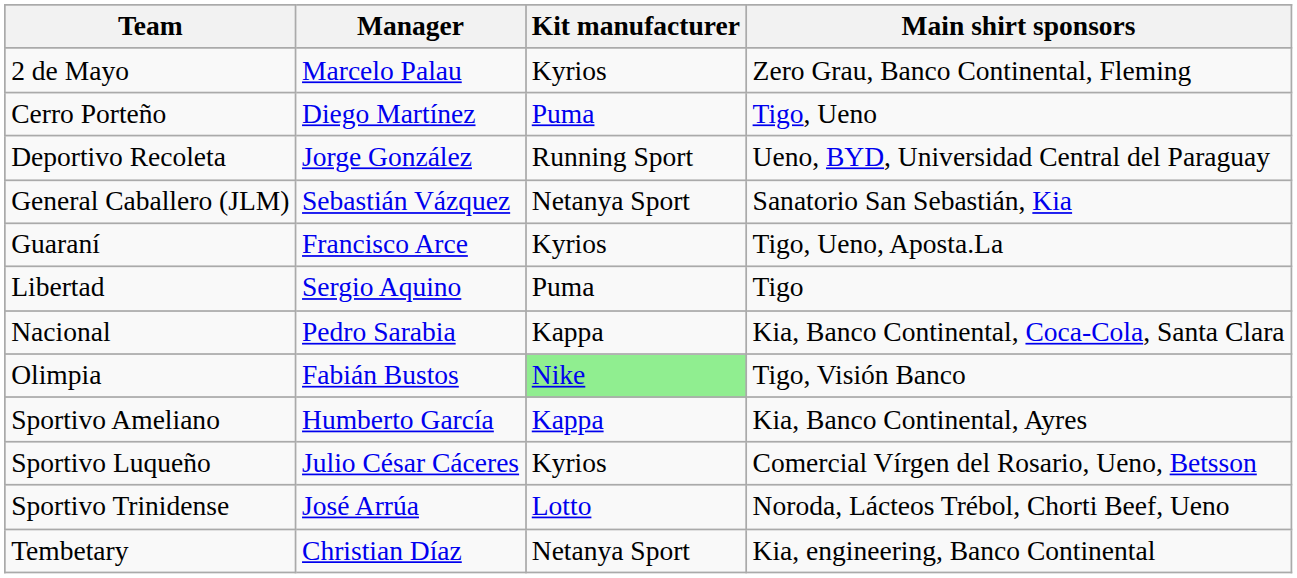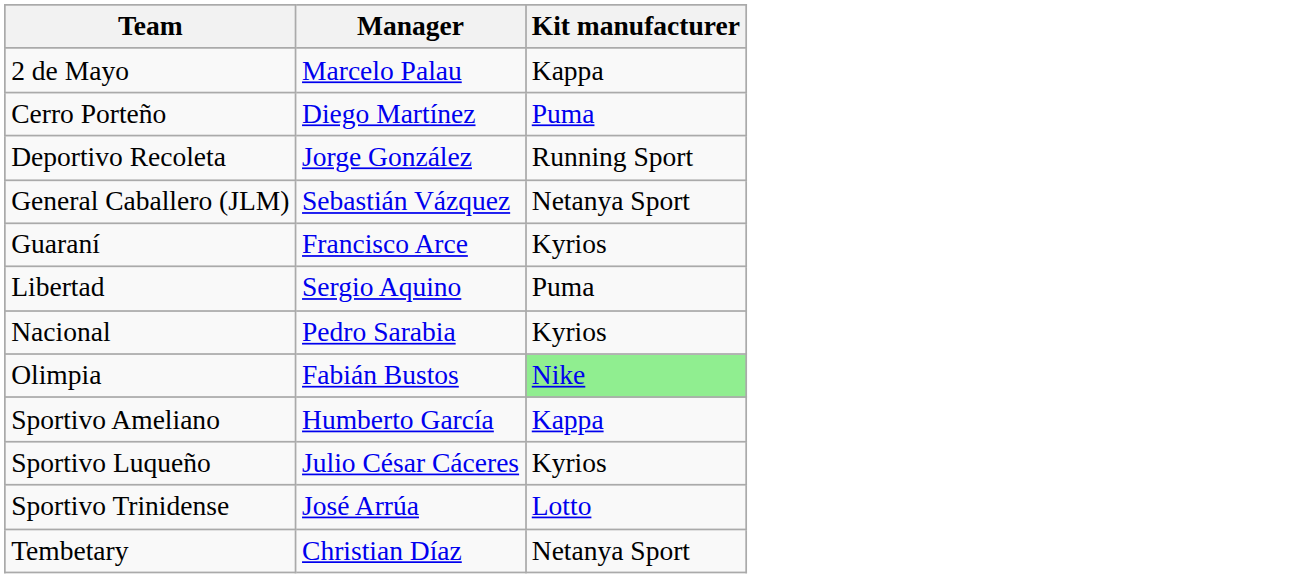- column: (1019, 26)
(569, 69) Kyrios -> (568, 69) Kappa
(568, 331) Kappa -> (569, 331) Kyrios
